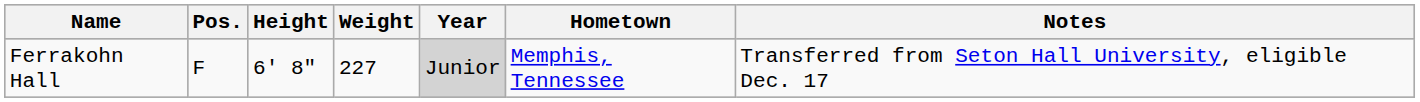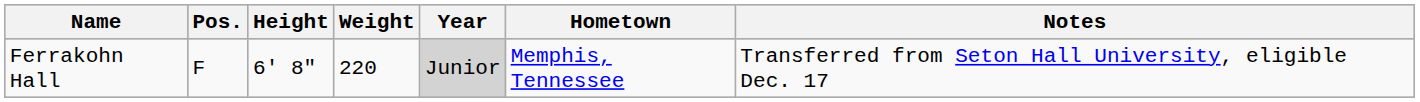(358, 68) 227 -> (358, 68) 220
